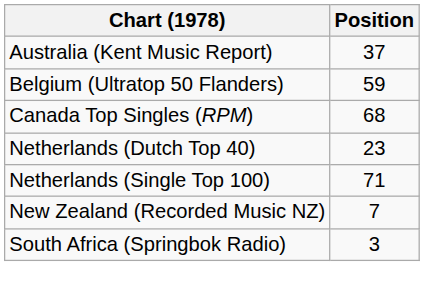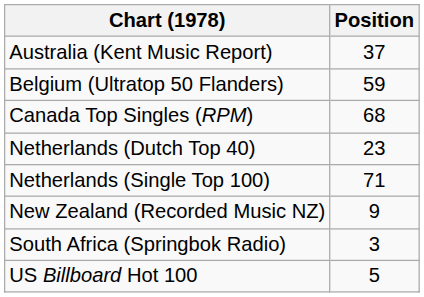(374, 212) 7 -> (374, 212) 9
+ row: (103, 276)
